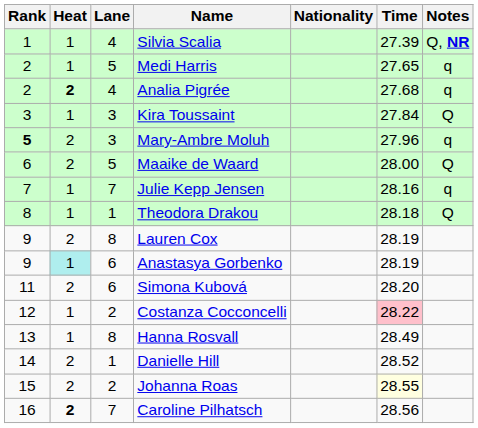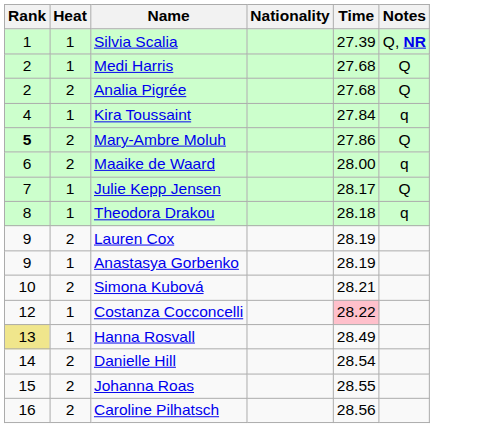- column: (112, 16)
(400, 66) 27.65 -> (356, 66) 27.68
(448, 66) q -> (404, 66) Q
(70, 90) bold -> (70, 90) normal
(448, 90) q -> (404, 90) Q
(27, 115) 3 -> (27, 115) 4
(448, 115) Q -> (404, 115) q
(400, 139) 27.96 -> (356, 139) 27.86
(448, 139) q -> (404, 139) Q
(448, 164) Q -> (404, 164) q
(400, 189) 28.16 -> (356, 189) 28.17
(448, 189) q -> (404, 189) Q
(448, 213) Q -> (404, 213) q
(70, 262) paleturquoise background -> (70, 262) no background
(27, 287) 11 -> (27, 287) 10
(400, 287) 28.20 -> (356, 287) 28.21
(27, 336) no background -> (27, 336) khaki background
(400, 361) 28.52 -> (356, 361) 28.54
(400, 386) lightyellow background -> (356, 386) no background
(70, 410) bold -> (70, 410) normal
